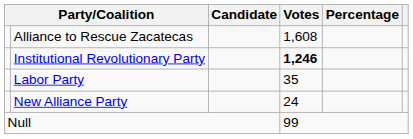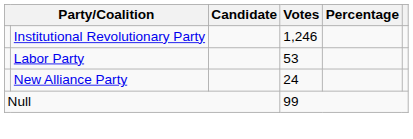- row: (103, 36)
(300, 58) bold -> (300, 36) normal
(291, 79) 35 -> (291, 58) 53
